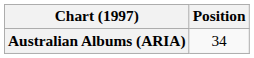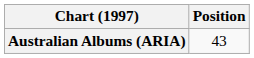(219, 41) 34 -> (219, 41) 43
